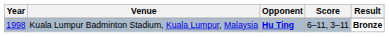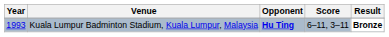(16, 25) 1998 -> (16, 25) 1993
